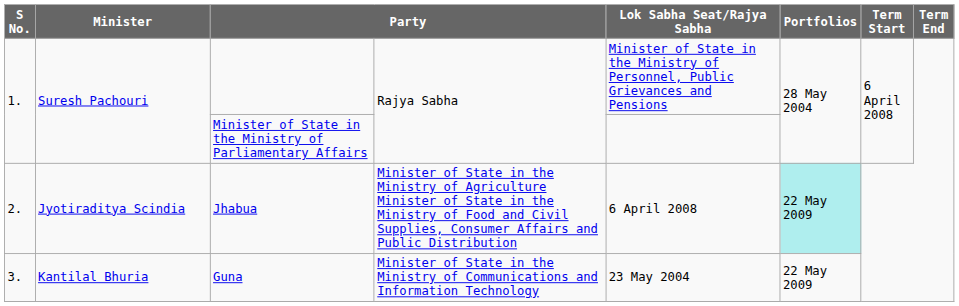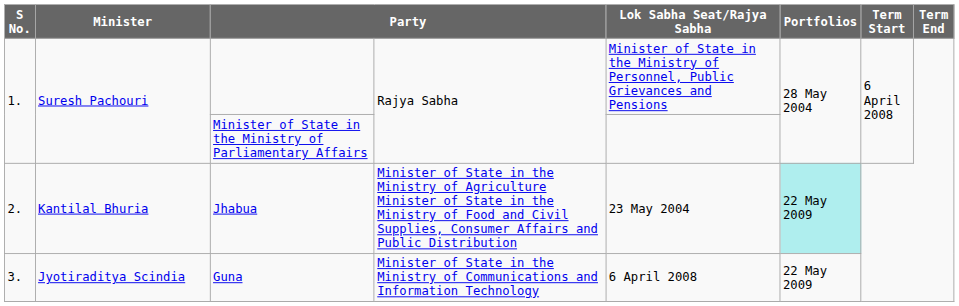(112, 208) Jyotiraditya Scindia -> (93, 208) Kantilal Bhuria
(653, 208) 6 April 2008 -> (649, 208) 23 May 2004
(93, 277) Kantilal Bhuria -> (112, 277) Jyotiraditya Scindia
(649, 277) 23 May 2004 -> (653, 277) 6 April 2008
